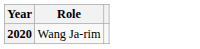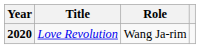+ column: (78, 14)
